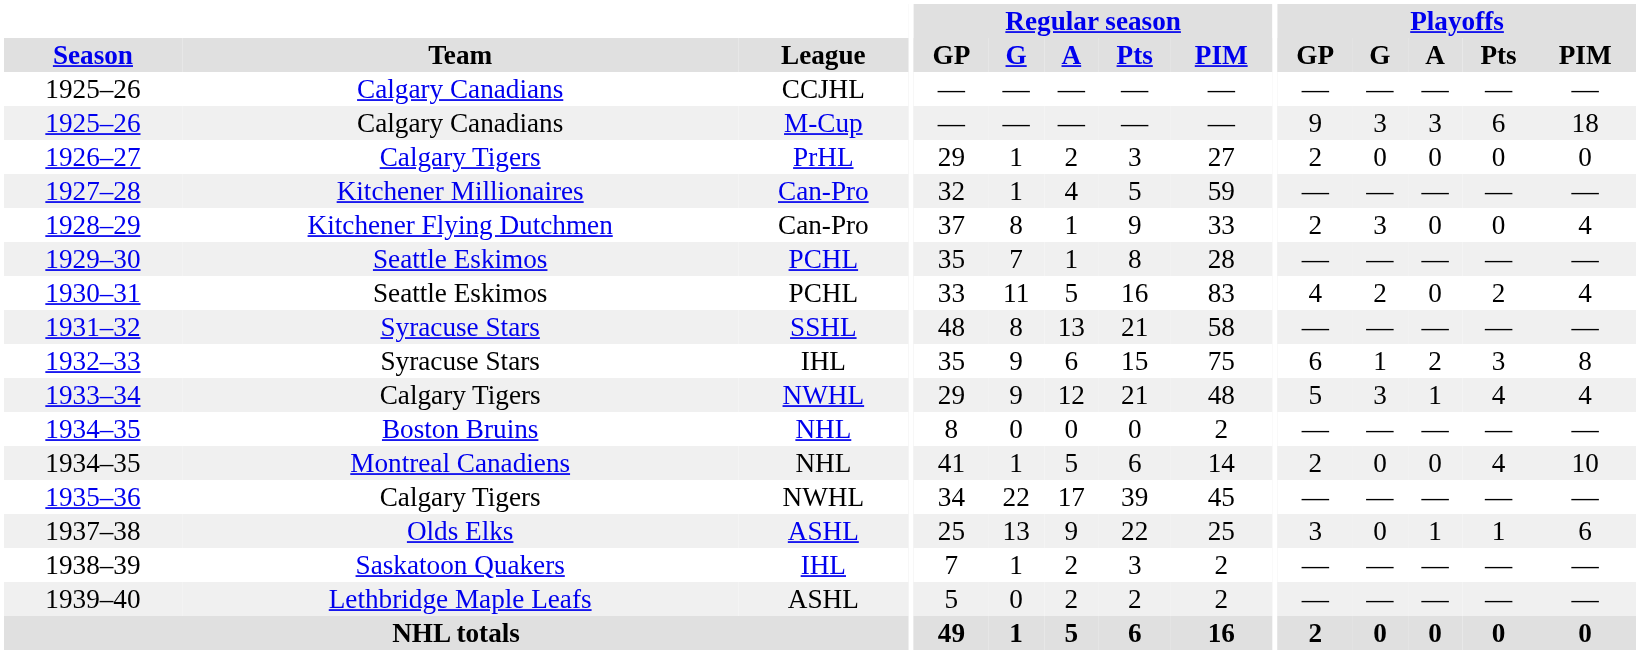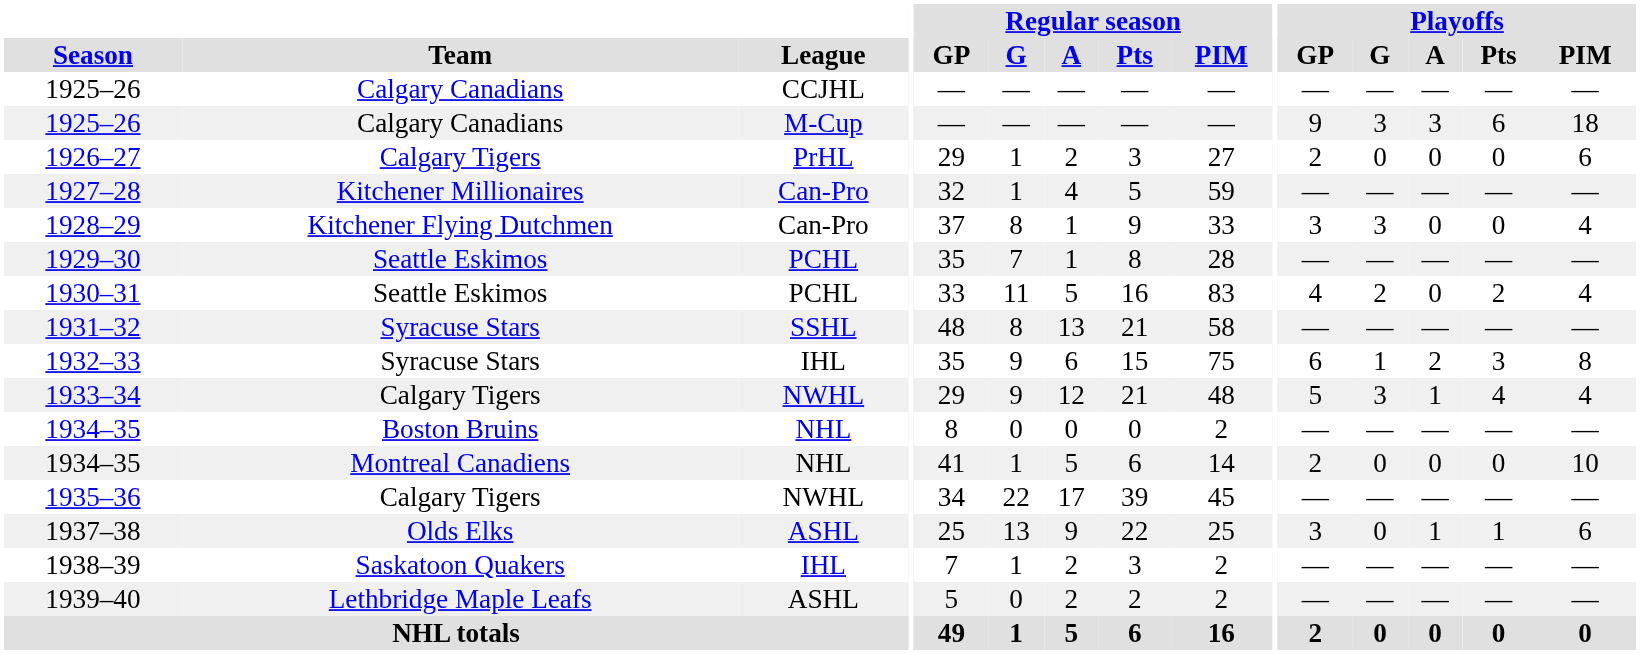(1585, 156) 0 -> (1585, 156) 6
(1315, 224) 2 -> (1315, 224) 3
(1499, 462) 4 -> (1499, 462) 0
